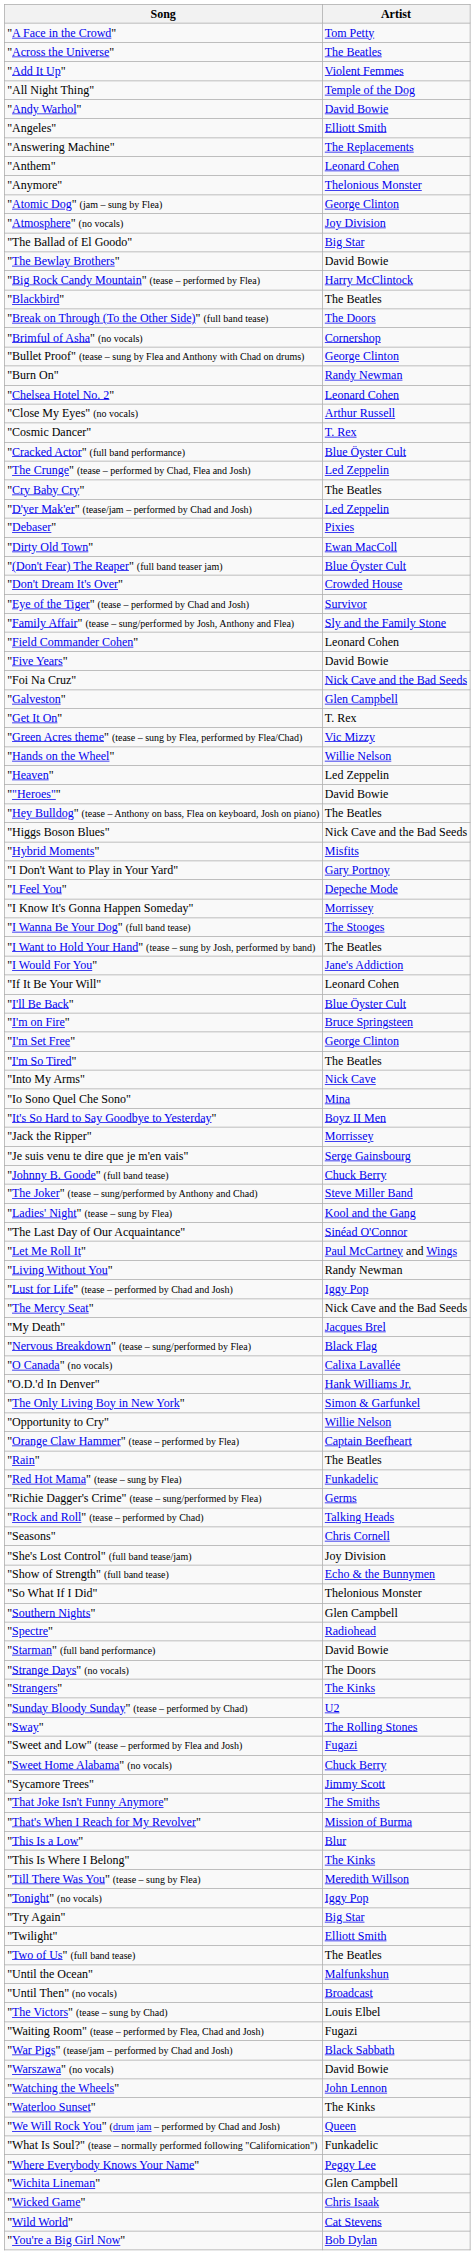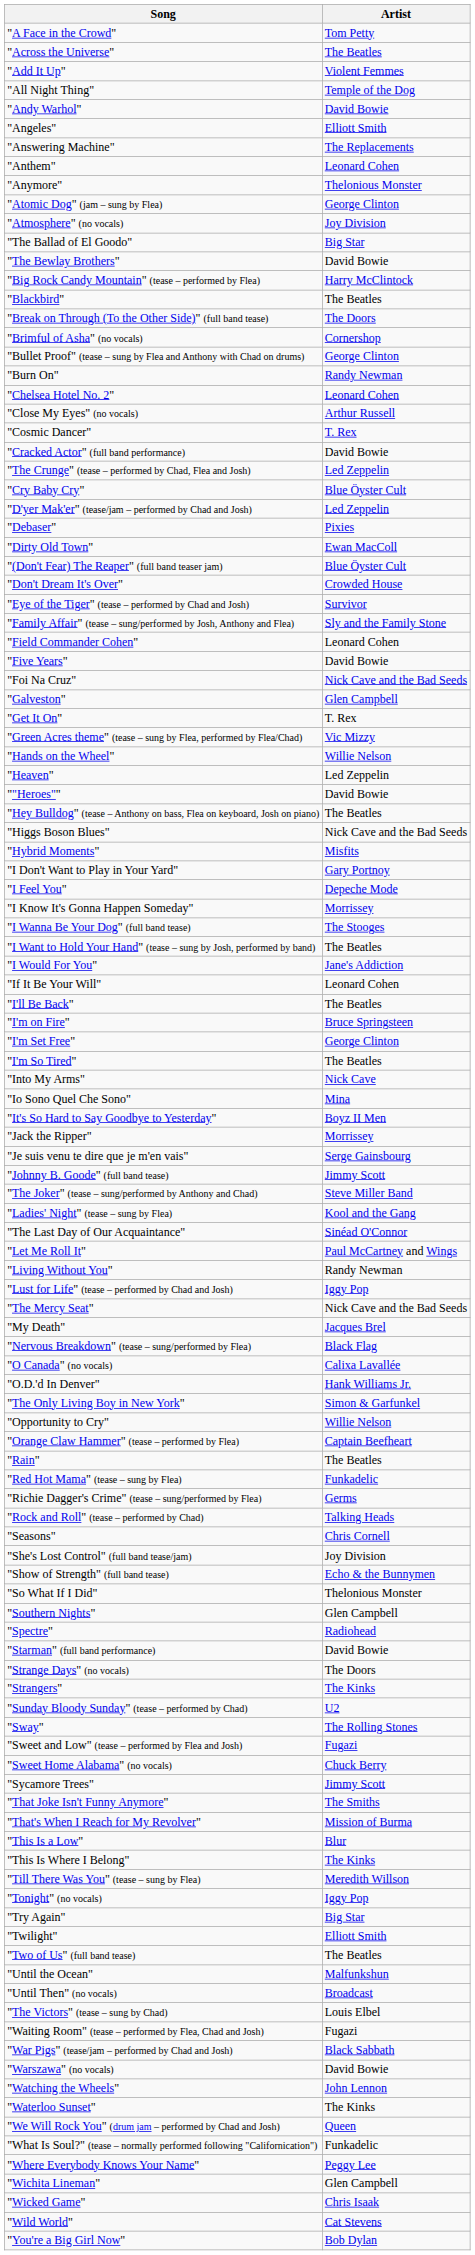(365, 451) Blue Öyster Cult -> (357, 451) David Bowie
(353, 489) The Beatles -> (365, 489) Blue Öyster Cult
(365, 1003) Blue Öyster Cult -> (353, 1003) The Beatles
(356, 1174) Chuck Berry -> (355, 1174) Jimmy Scott
